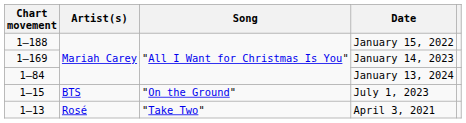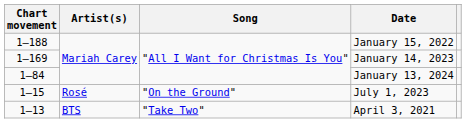(71, 93) BTS -> (74, 93) Rosé
(74, 110) Rosé -> (71, 110) BTS
